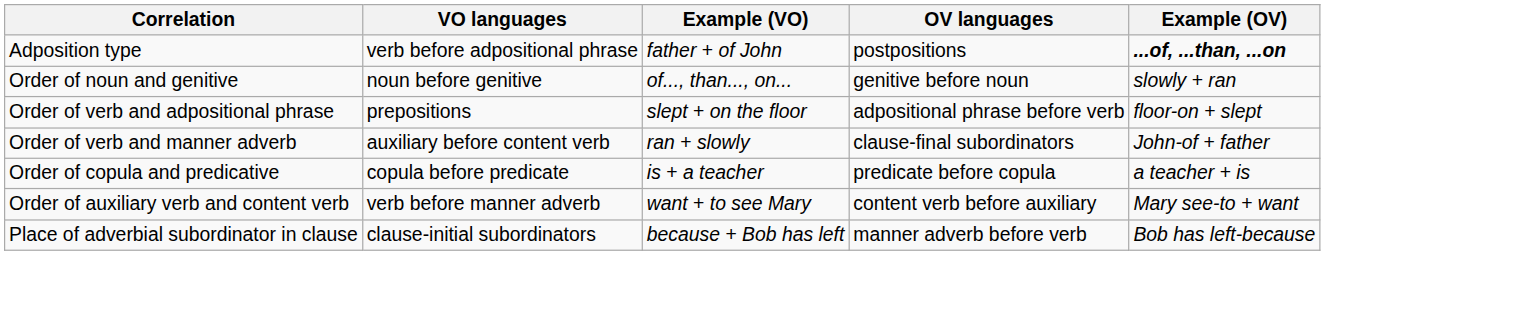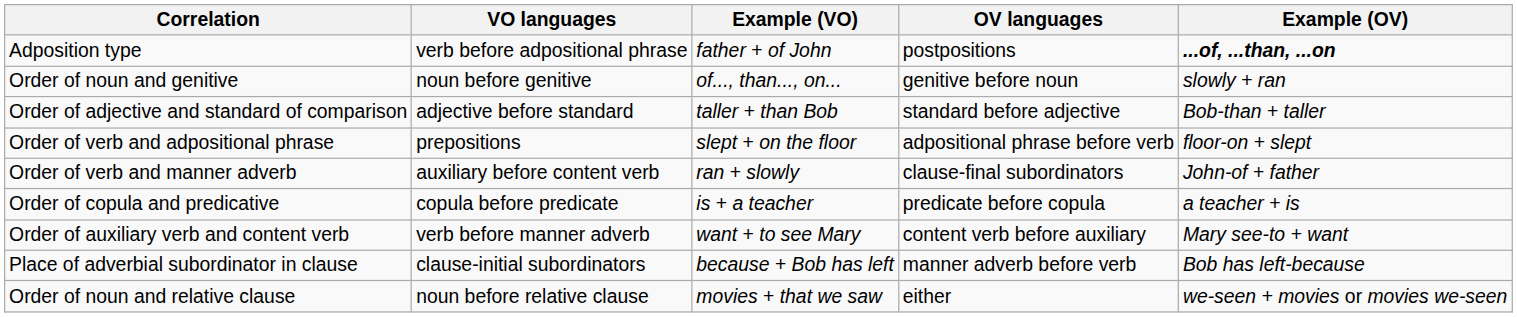+ row: (208, 111)
+ row: (152, 296)
